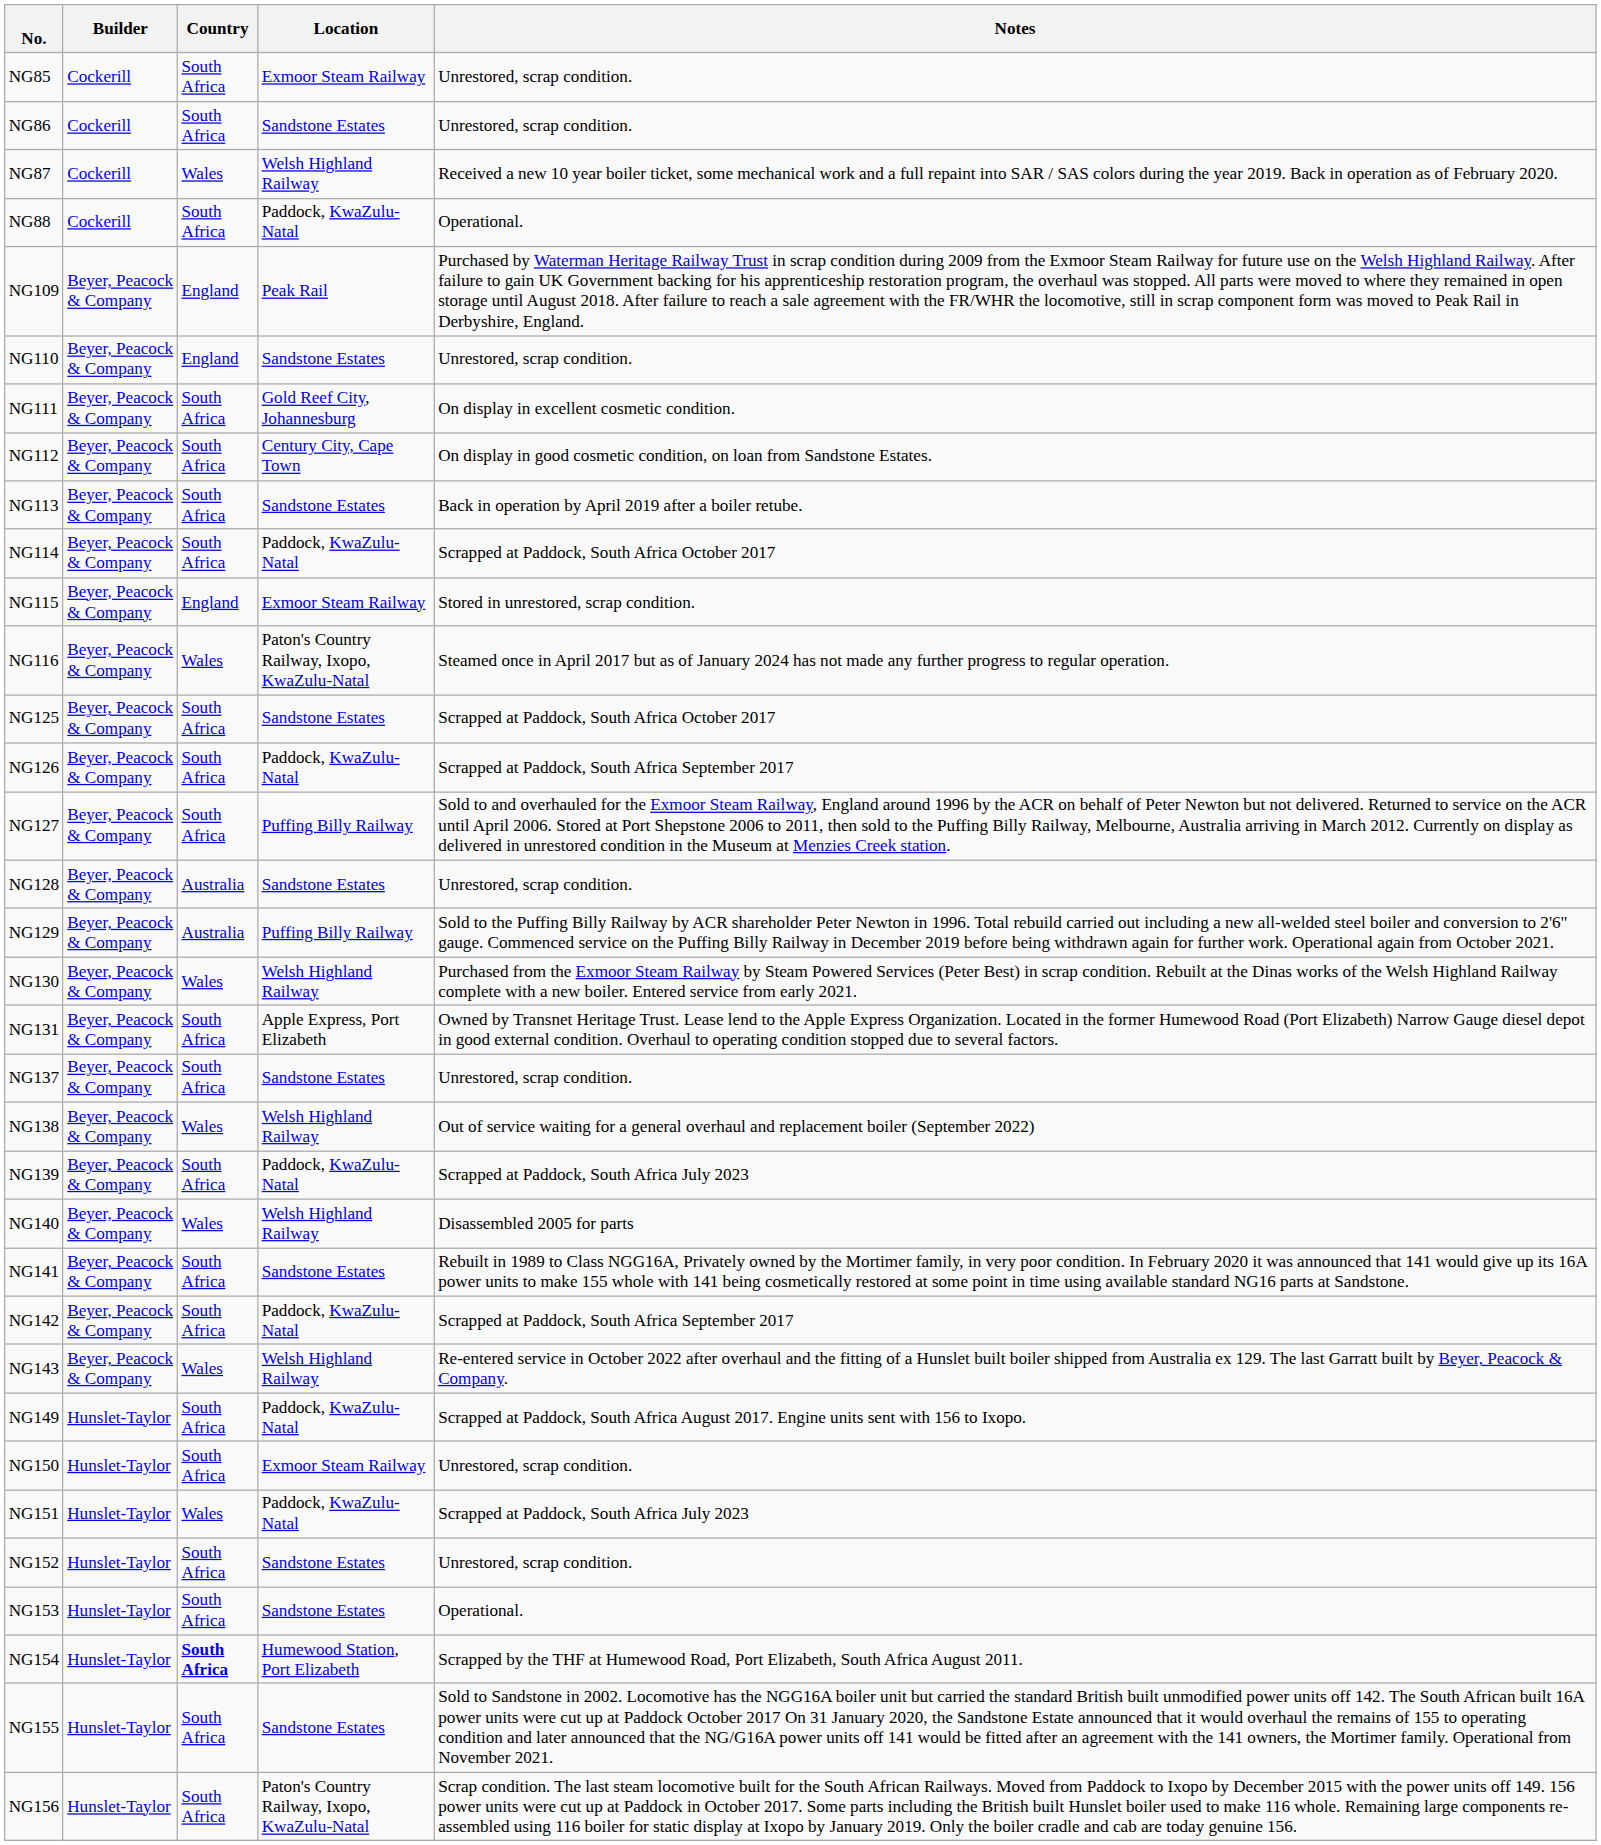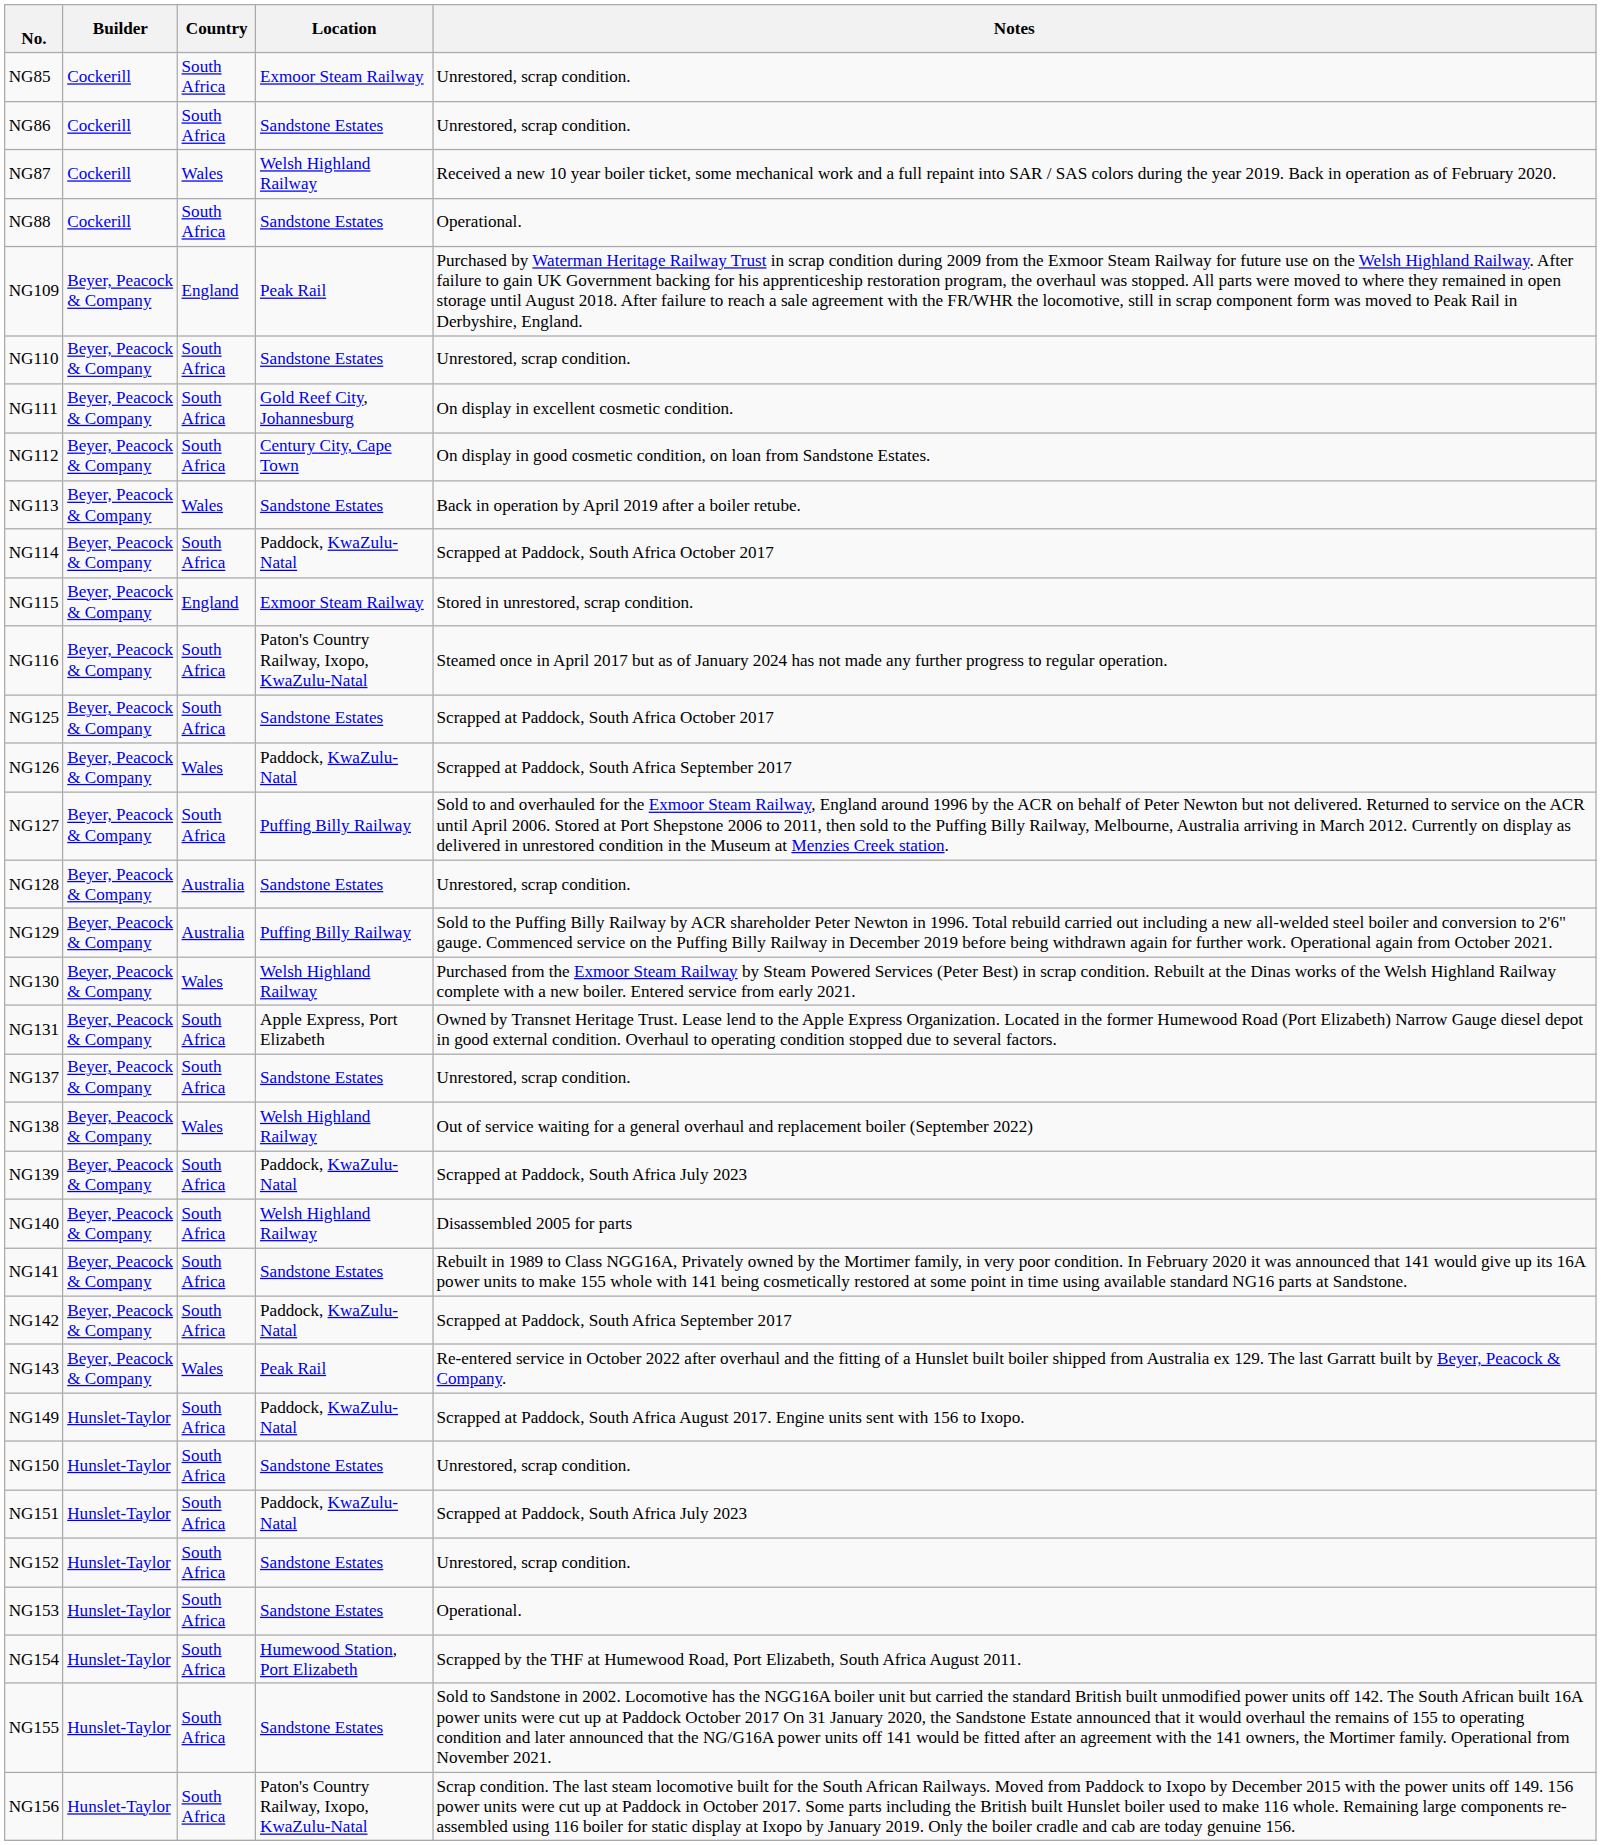(331, 222) Paddock, KwaZulu-Natal -> (322, 222) Sandstone Estates
(210, 359) England -> (203, 359) South Africa
(203, 504) South Africa -> (202, 504) Wales
(202, 660) Wales -> (203, 660) South Africa
(203, 767) South Africa -> (202, 767) Wales
(202, 1223) Wales -> (203, 1223) South Africa
(317, 1368) Welsh Highland Railway -> (293, 1368) Peak Rail
(344, 1465) Exmoor Steam Railway -> (322, 1465) Sandstone Estates
(202, 1513) Wales -> (203, 1513) South Africa
(205, 1659) bold -> (203, 1659) normal
